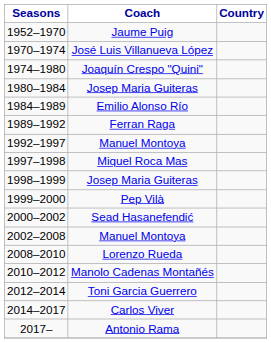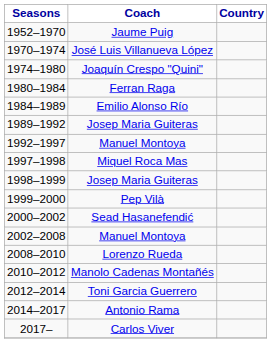(142, 87) Josep Maria Guiteras -> (142, 87) Ferran Raga
(142, 124) Ferran Raga -> (142, 124) Josep Maria Guiteras
(142, 310) Carlos Viver -> (142, 310) Antonio Rama
(142, 328) Antonio Rama -> (142, 328) Carlos Viver
